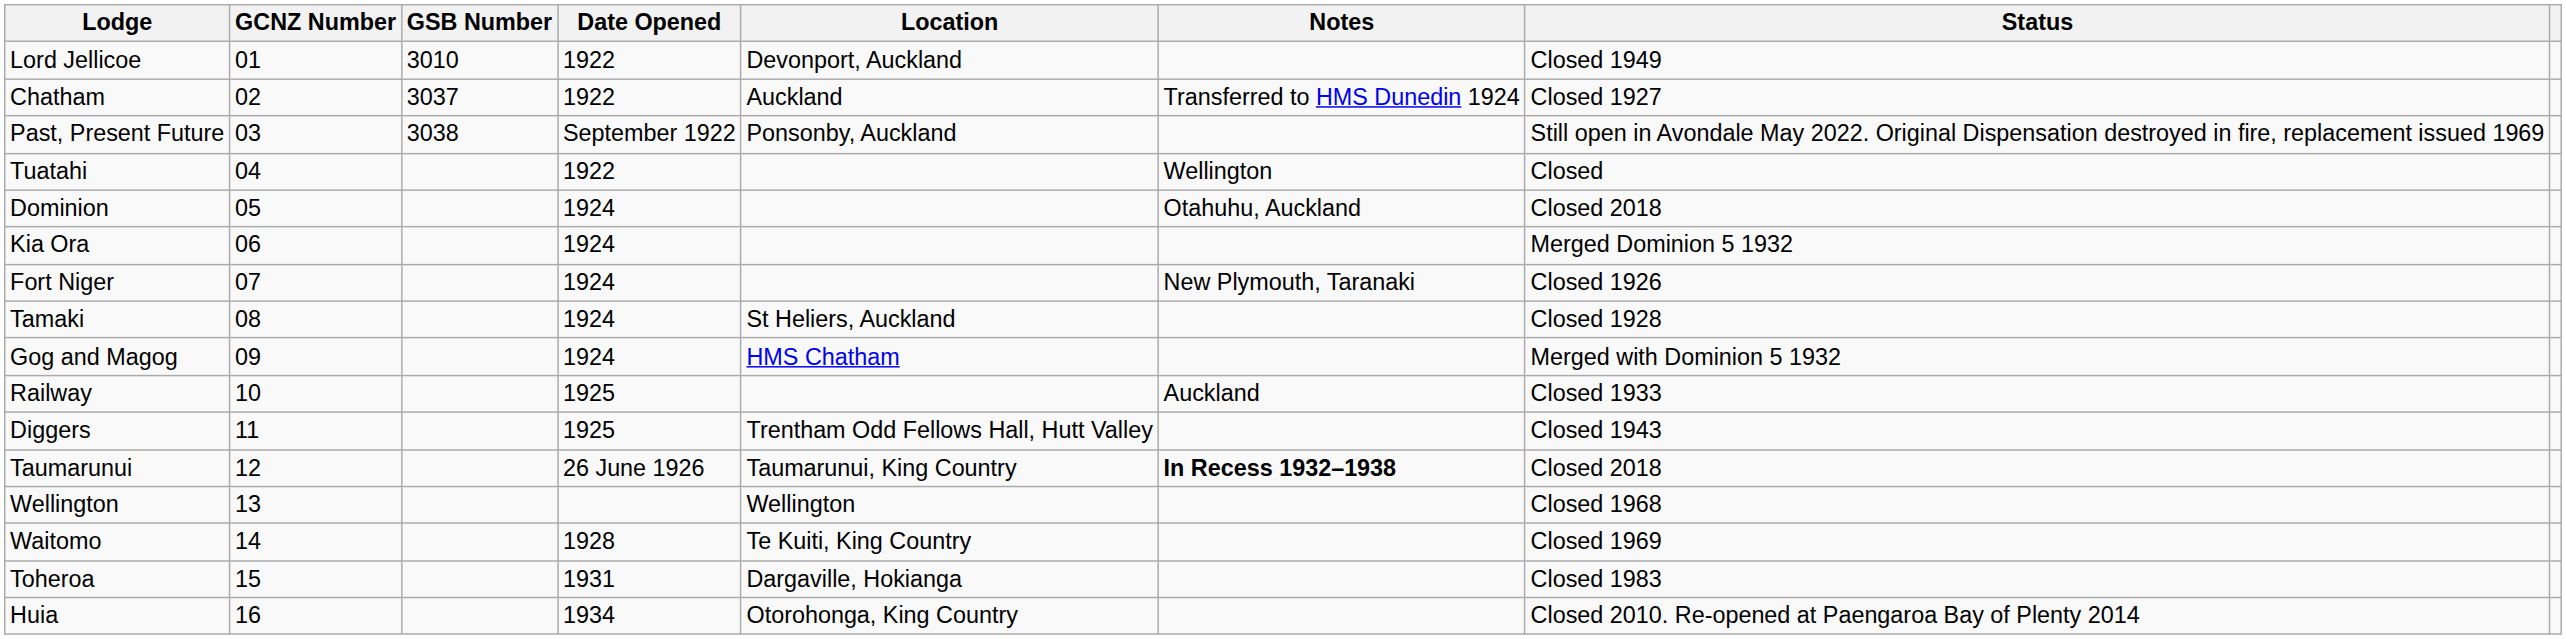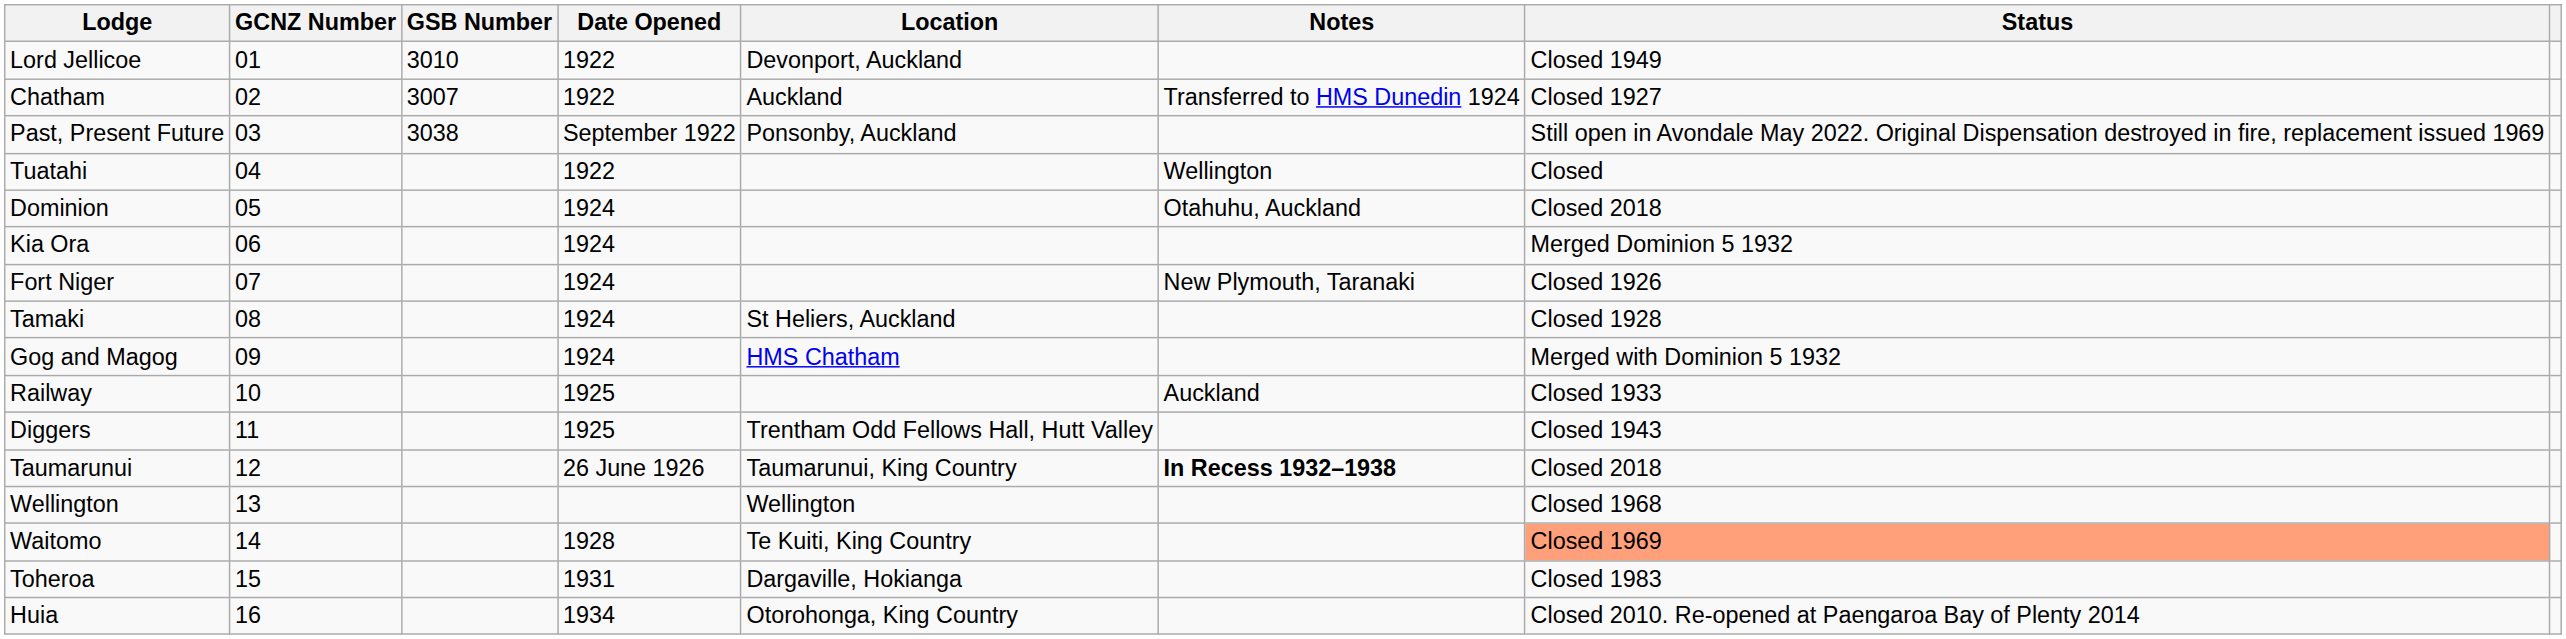(433, 97) 3037 -> (433, 97) 3007
(1596, 541) no background -> (1596, 541) lightsalmon background
